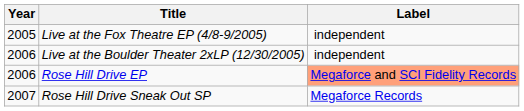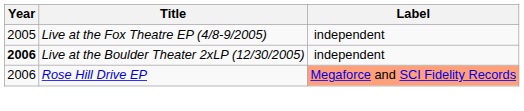(22, 55) normal -> (22, 55) bold
- row: (126, 95)
